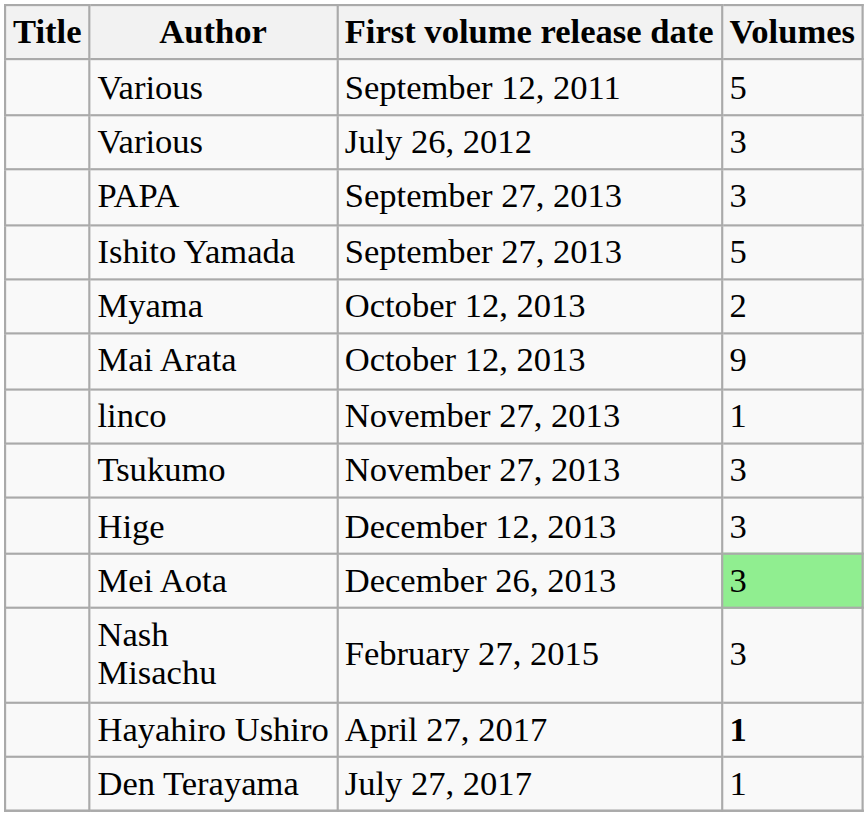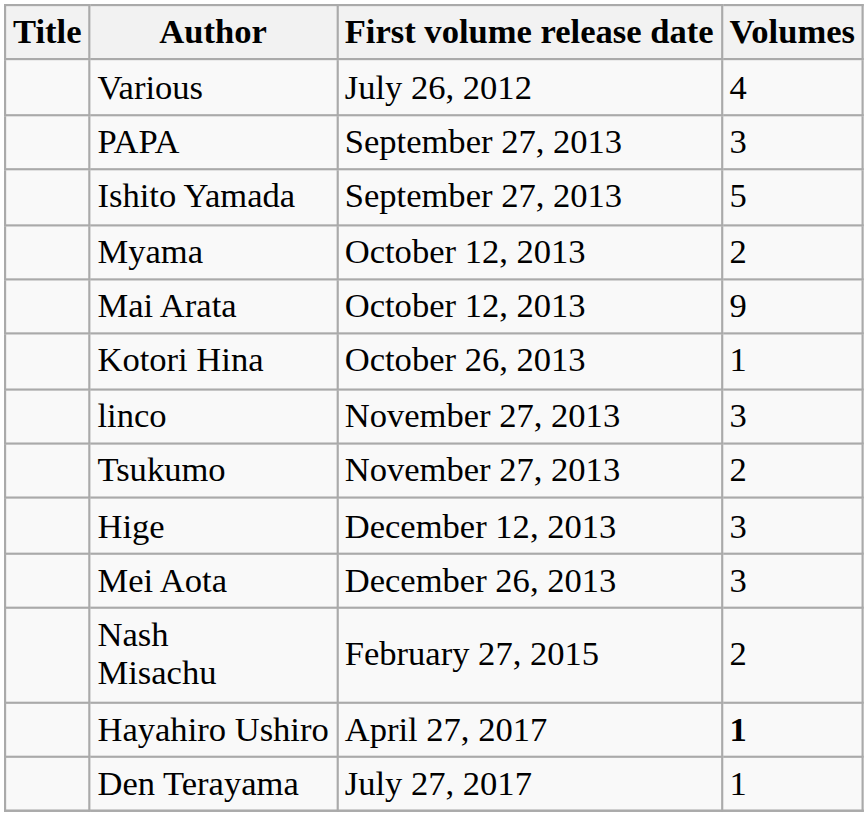- row: (150, 86)
(738, 141) 3 -> (738, 86) 4
+ row: (180, 360)
(738, 415) 1 -> (738, 415) 3
(738, 470) 3 -> (738, 470) 2
(738, 580) lightgreen background -> (738, 580) no background
(738, 654) 3 -> (738, 654) 2
